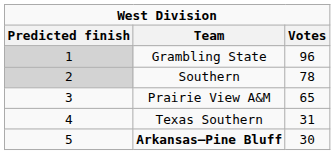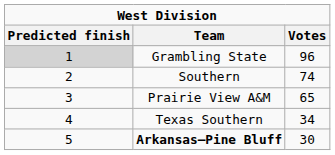(69, 77) lightgrey background -> (69, 77) no background
(307, 77) 78 -> (307, 77) 74
(307, 119) 31 -> (307, 119) 34
